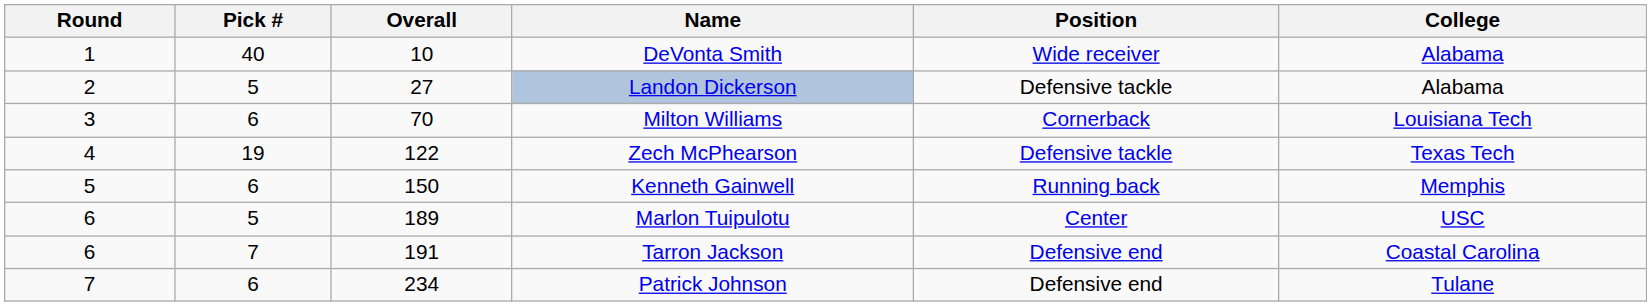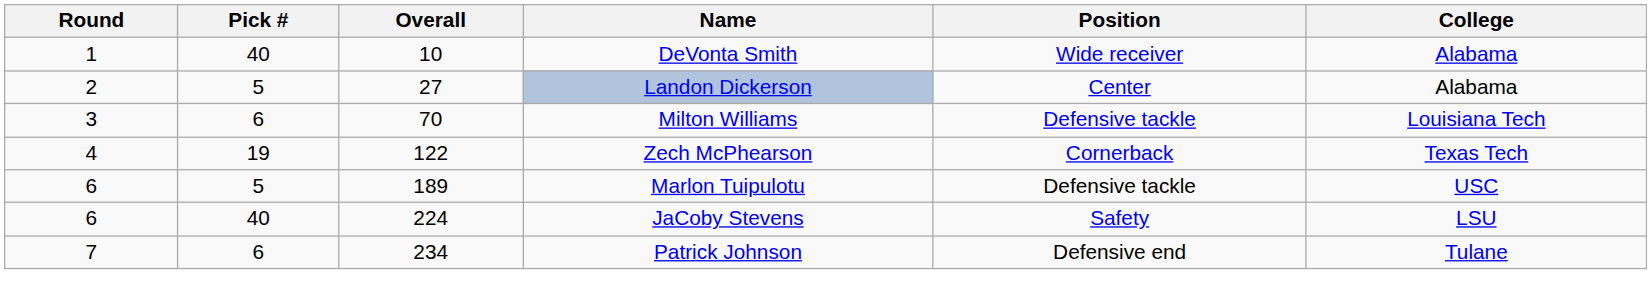(1096, 86) Defensive tackle -> (1120, 86) Center
(1096, 119) Cornerback -> (1120, 119) Defensive tackle
(1096, 152) Defensive tackle -> (1120, 152) Cornerback
- row: (713, 185)
(1096, 218) Center -> (1120, 185) Defensive tackle
- row: (713, 251)
+ row: (728, 218)
